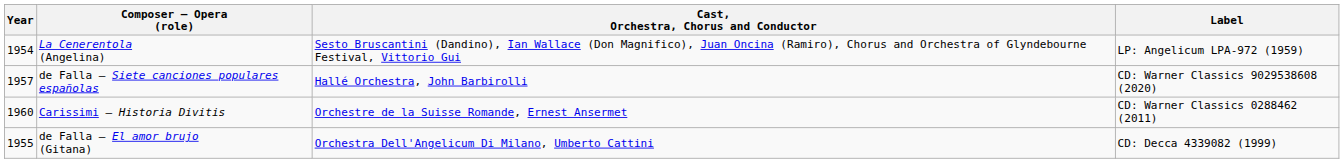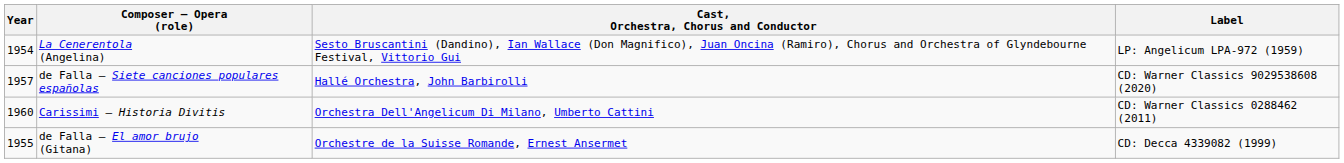(471, 112) Orchestre de la Suisse Romande, Ernest Ansermet -> (484, 112) Orchestra Dell'Angelicum Di Milano, Umberto Cattini
(484, 143) Orchestra Dell'Angelicum Di Milano, Umberto Cattini -> (471, 143) Orchestre de la Suisse Romande, Ernest Ansermet
